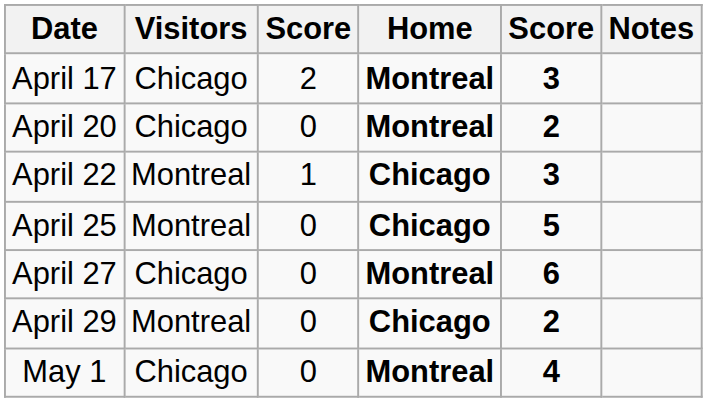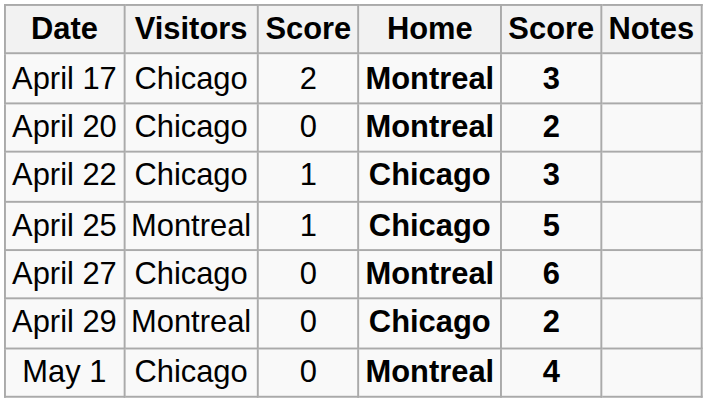(191, 175) Montreal -> (191, 175) Chicago
(308, 224) 0 -> (308, 224) 1
